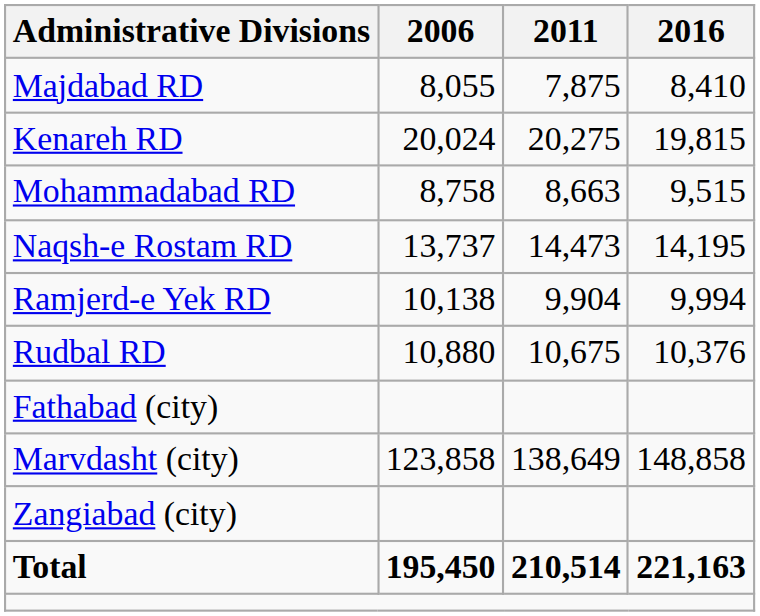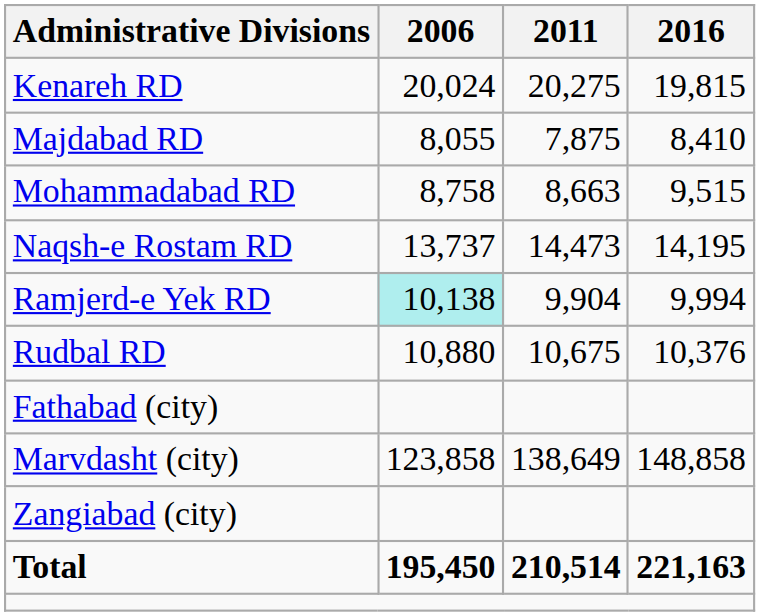rows swapped: (98, 138) <-> (108, 84)
(449, 298) no background -> (449, 298) paleturquoise background
